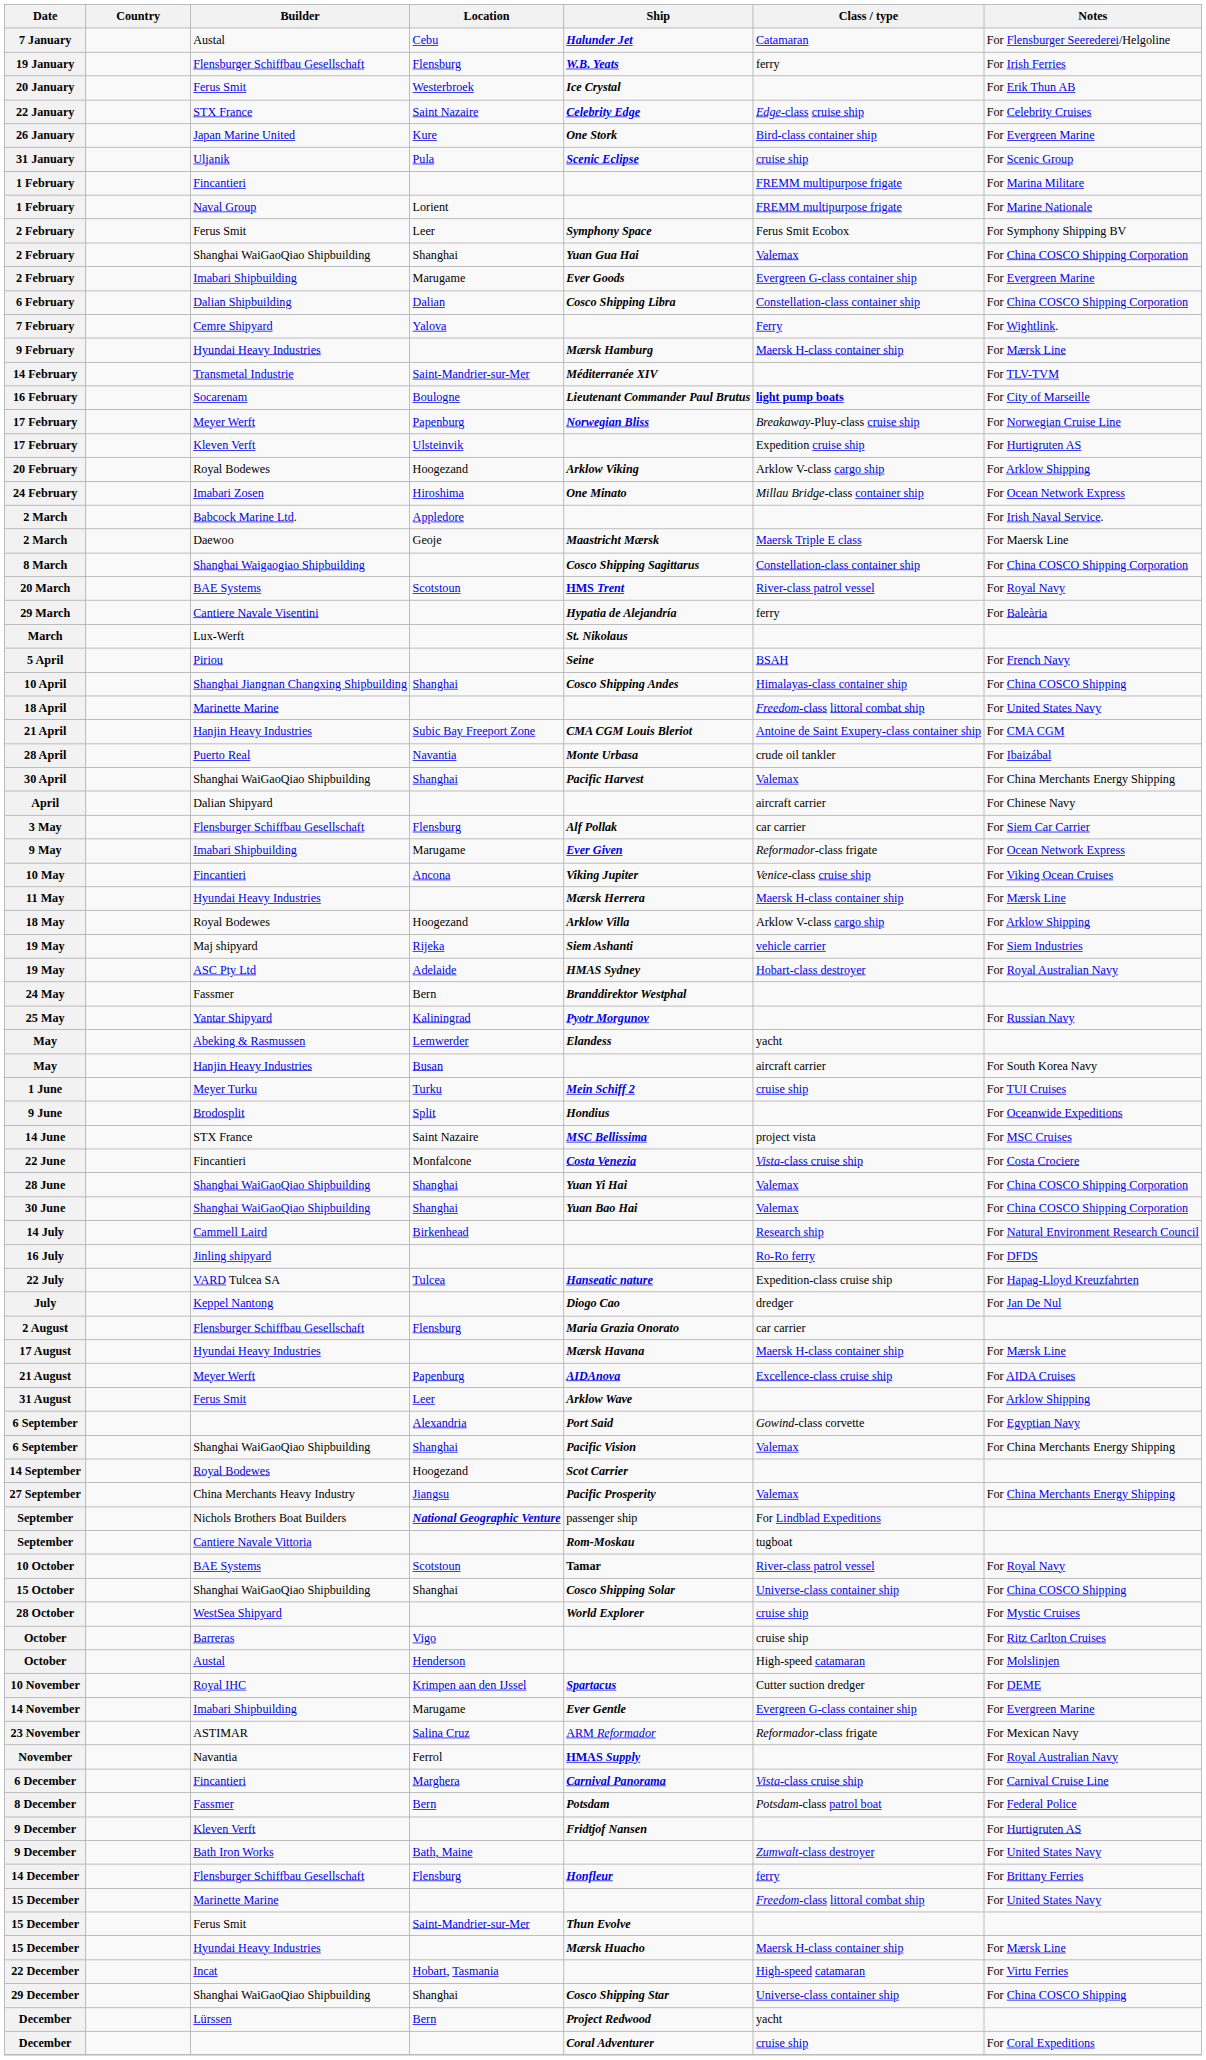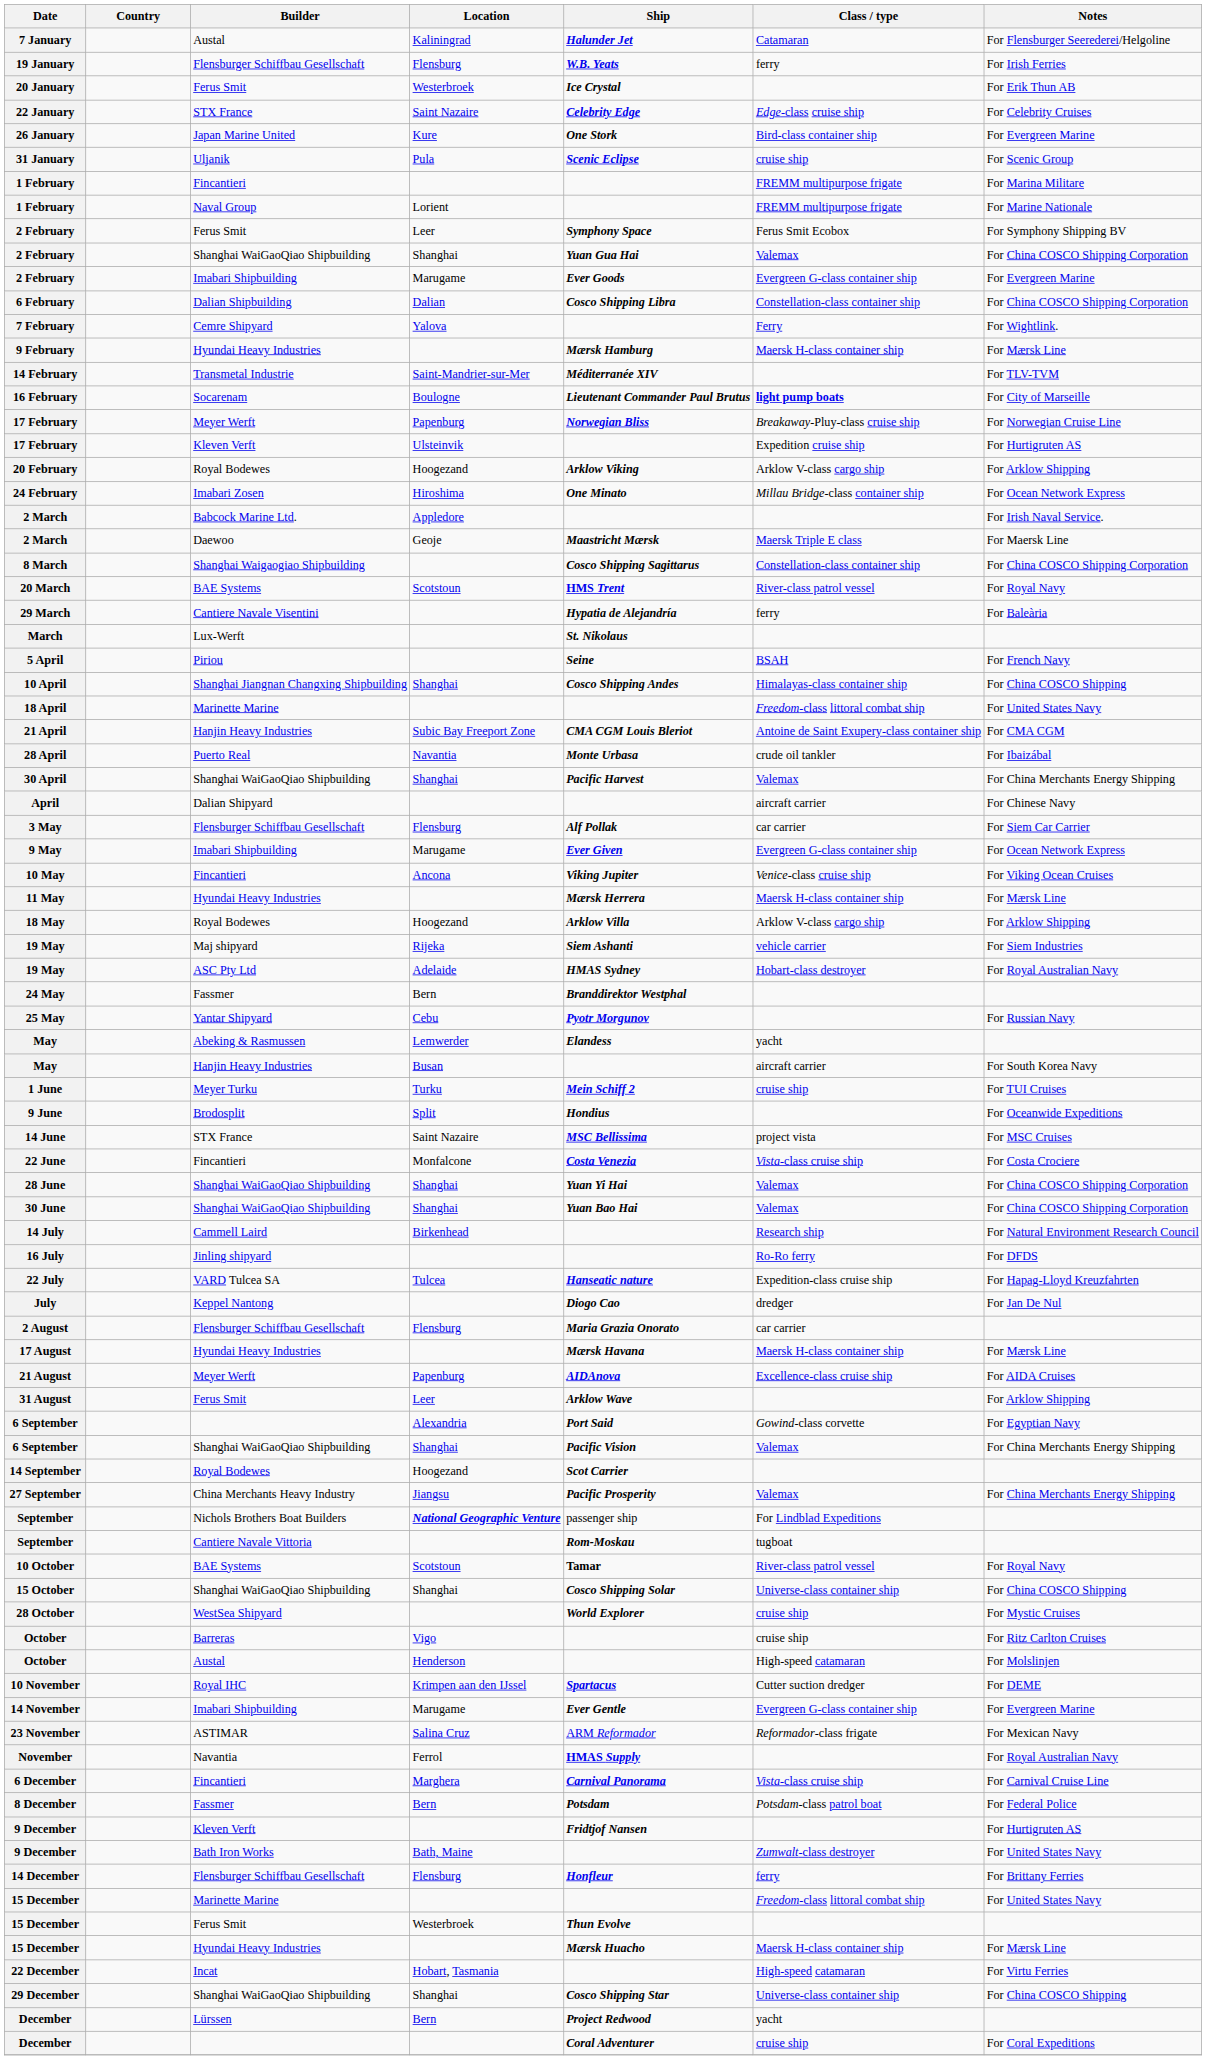(425, 40) Cebu -> (442, 40) Kaliningrad
(817, 850) Reformador-class frigate -> (836, 850) Evergreen G-class container ship
(442, 1017) Kaliningrad -> (425, 1017) Cebu
(471, 1924) Saint-Mandrier-sur-Mer -> (443, 1924) Westerbroek
